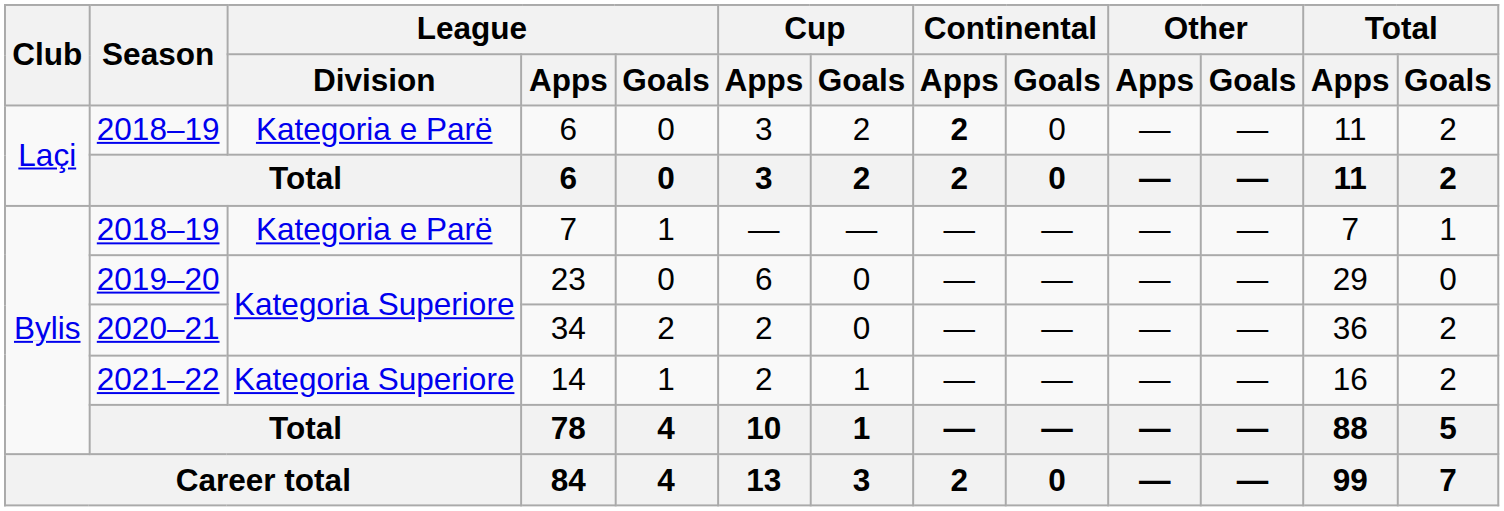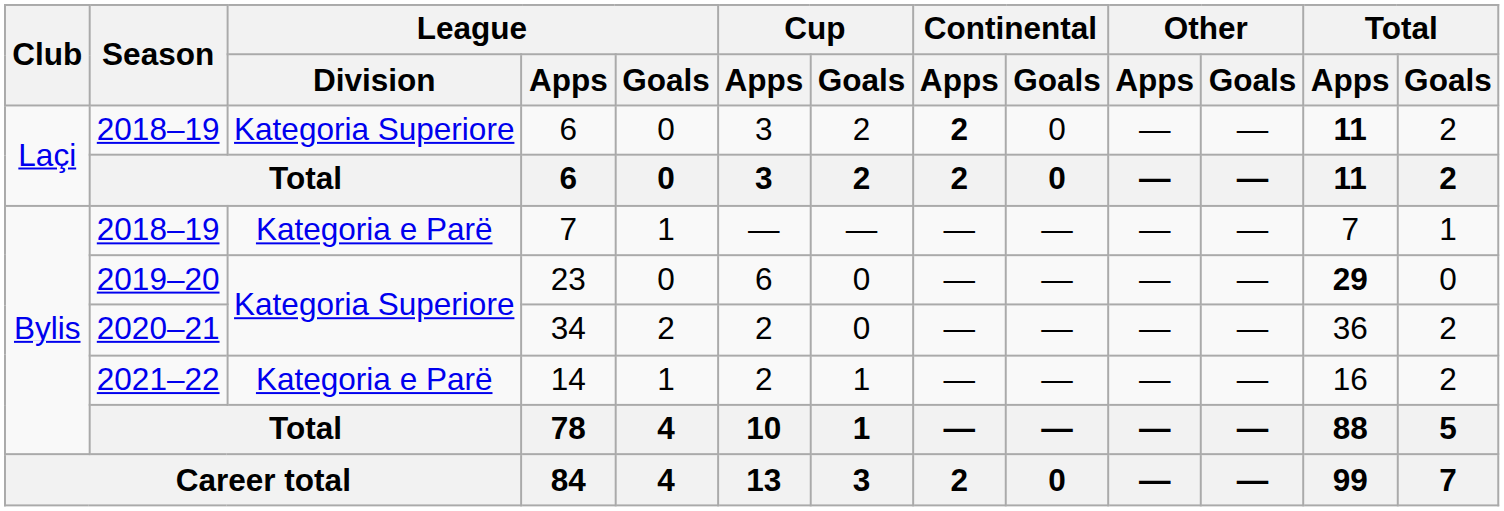(374, 129) Kategoria e Parë -> (374, 129) Kategoria Superiore
(1350, 129) normal -> (1350, 129) bold
(1350, 279) normal -> (1350, 279) bold
(374, 379) Kategoria Superiore -> (374, 379) Kategoria e Parë
